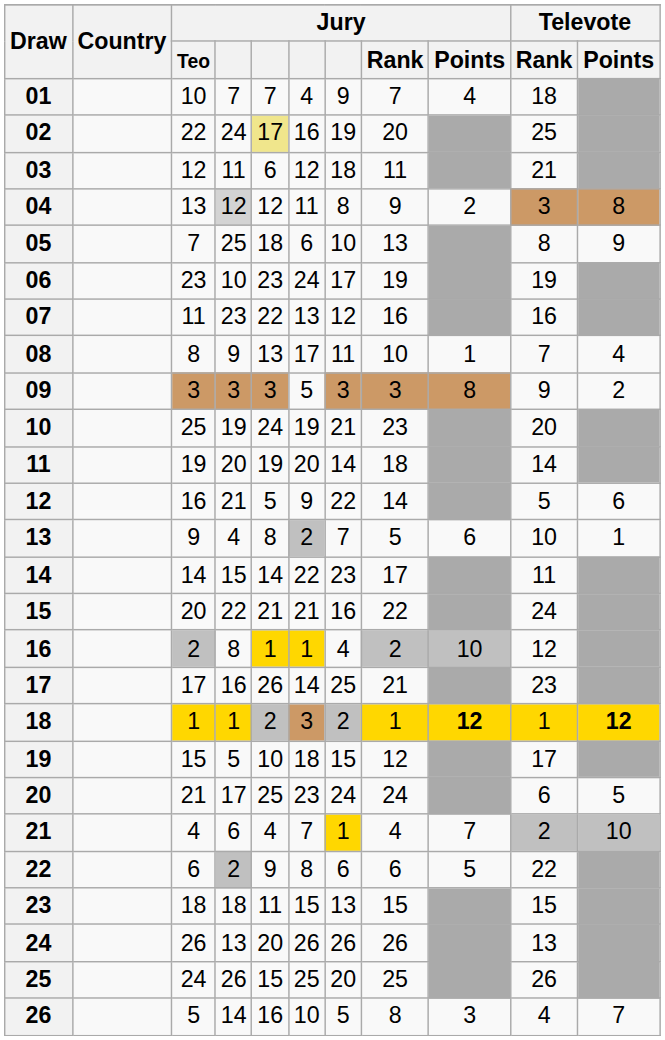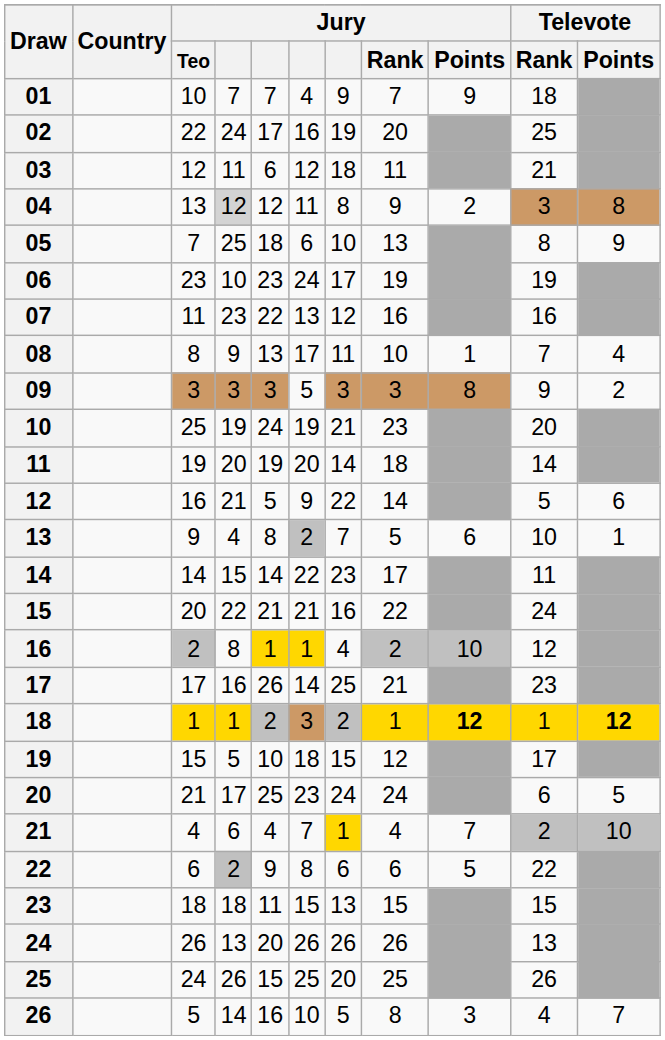(470, 96) 4 -> (470, 96) 9
(270, 133) khaki background -> (270, 133) no background
